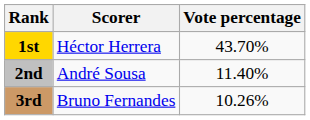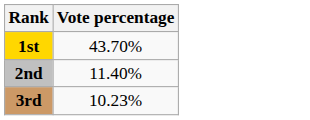- column: (116, 18)
(242, 100) 10.26% -> (116, 100) 10.23%
